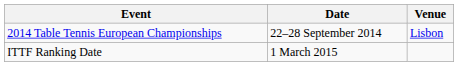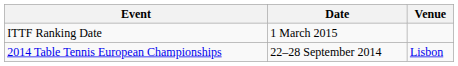rows swapped: (114, 33) <-> (54, 52)
